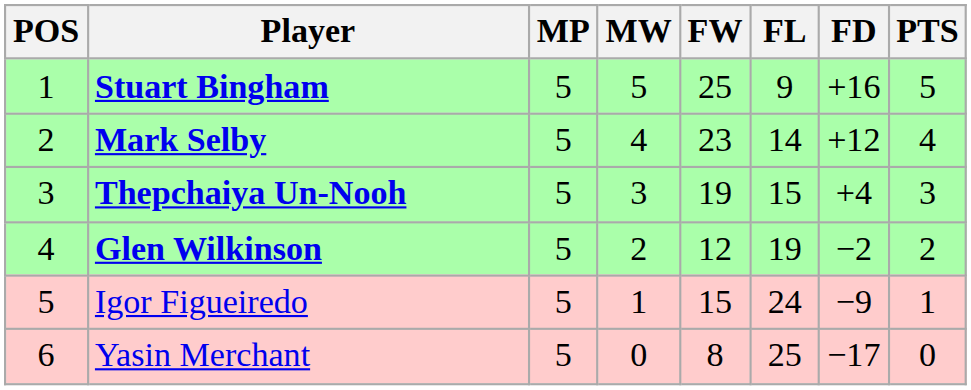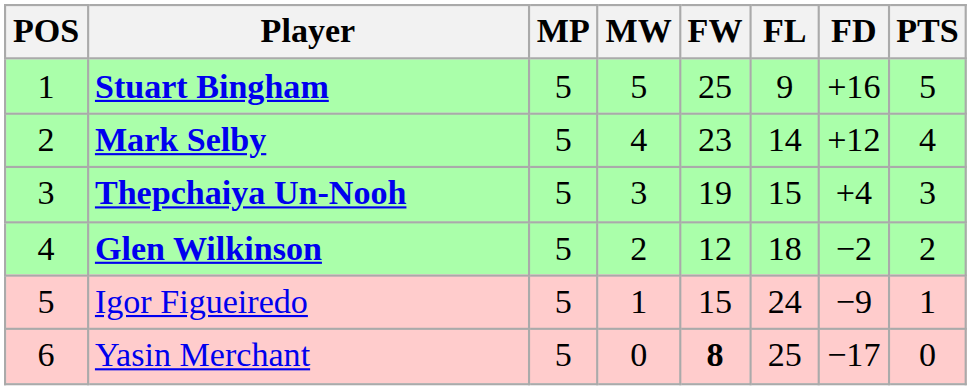(785, 247) 19 -> (785, 247) 18
(715, 355) normal -> (715, 355) bold
